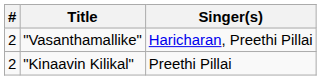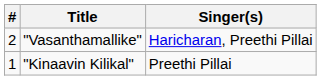(12, 64) 2 -> (12, 64) 1
